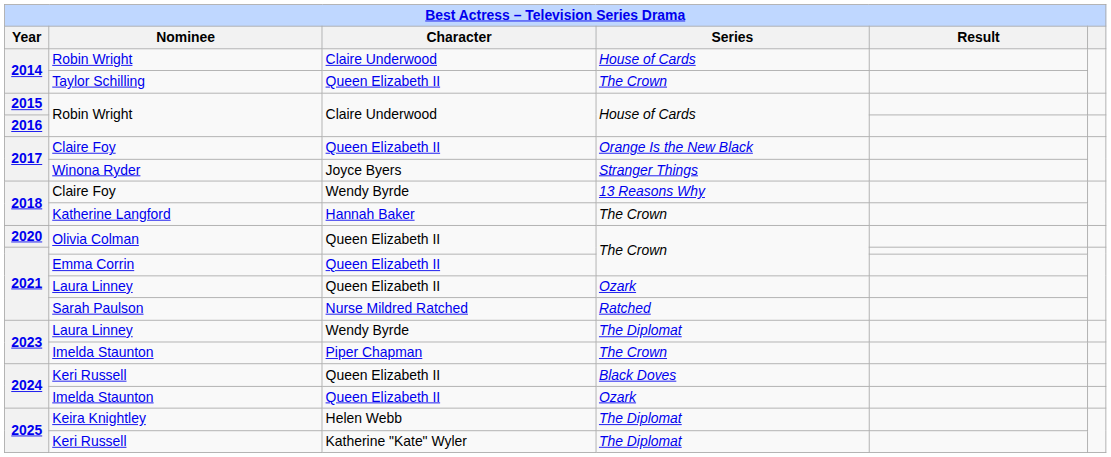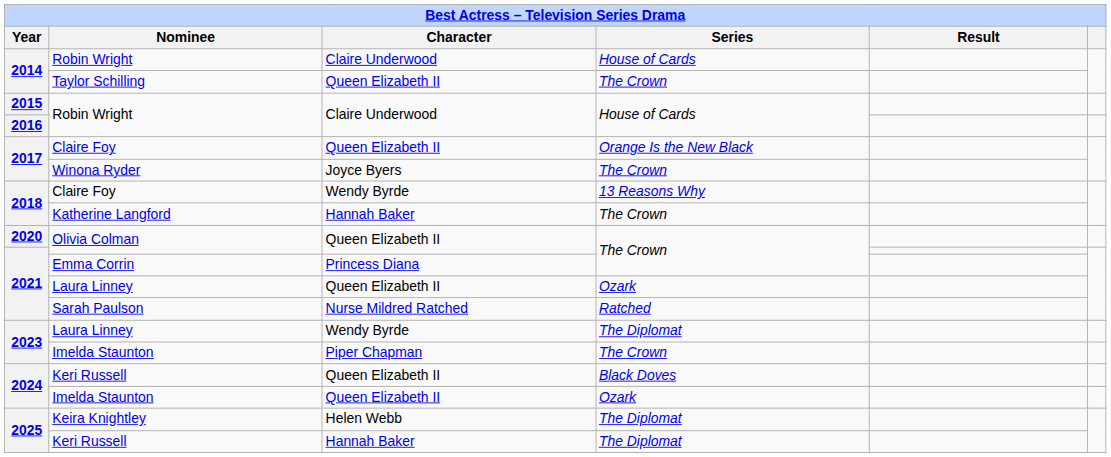(648, 170) Stranger Things -> (633, 170) The Crown
(383, 264) Queen Elizabeth II -> (372, 264) Princess Diana
(396, 441) Katherine "Kate" Wyler -> (370, 441) Hannah Baker
